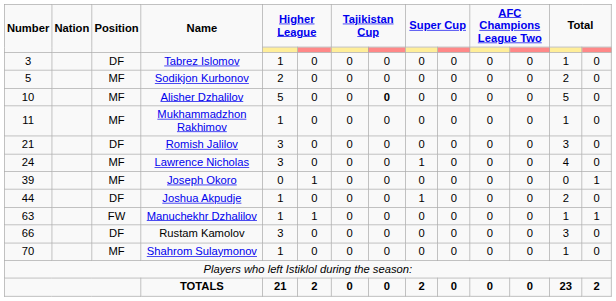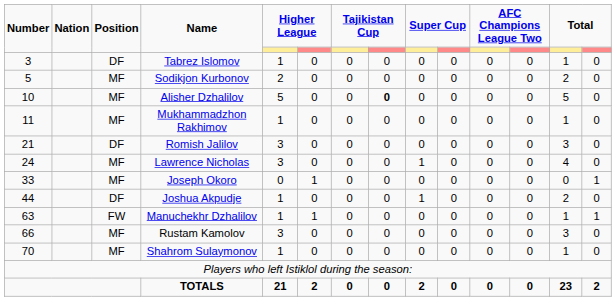(28, 180) 39 -> (28, 180) 33
(117, 233) DF -> (117, 233) MF
